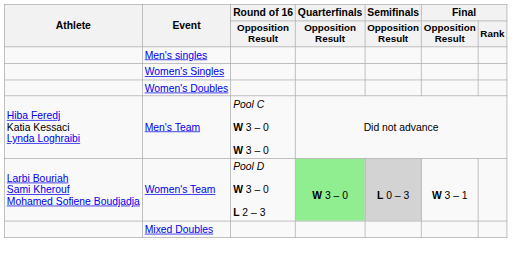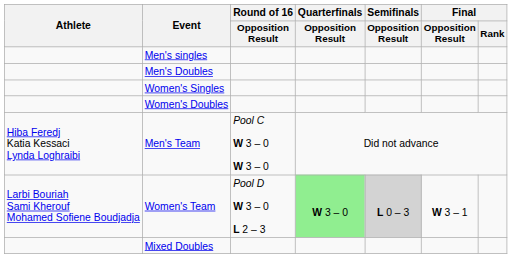+ row: (179, 72)
